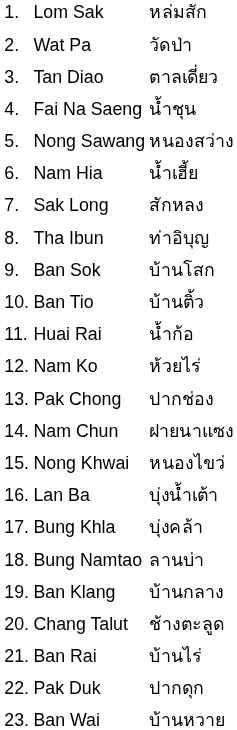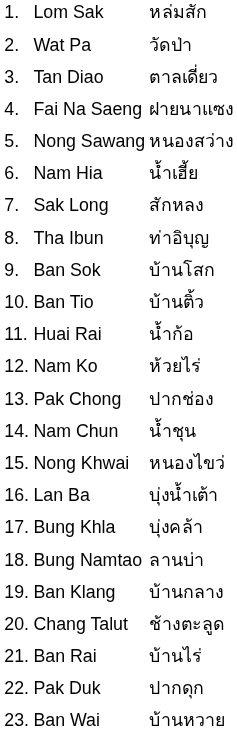(173, 109) น้ำชุน -> (192, 109) ฝายนาแซง
(192, 431) ฝายนาแซง -> (173, 431) น้ำชุน
